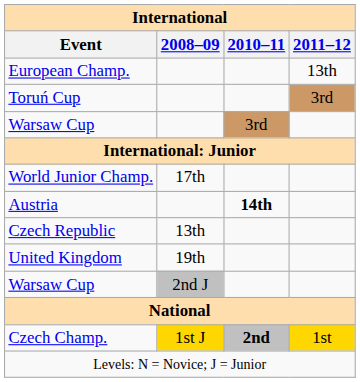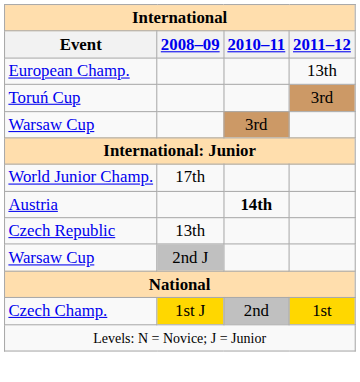- row: (65, 257)
(256, 337) bold -> (256, 310) normal
